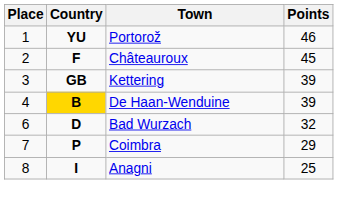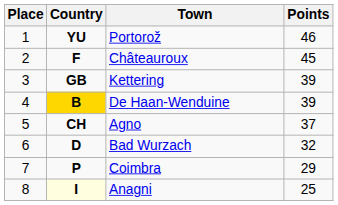+ row: (125, 124)
(76, 168) no background -> (76, 189) lightyellow background
